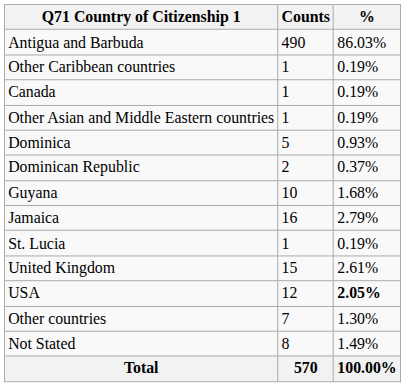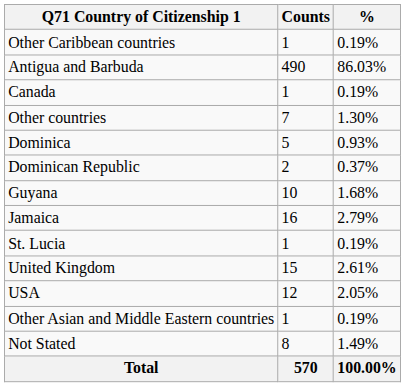rows swapped: (76, 42) <-> (92, 67)
rows swapped: (141, 117) <-> (57, 318)
(359, 293) bold -> (358, 293) normal
